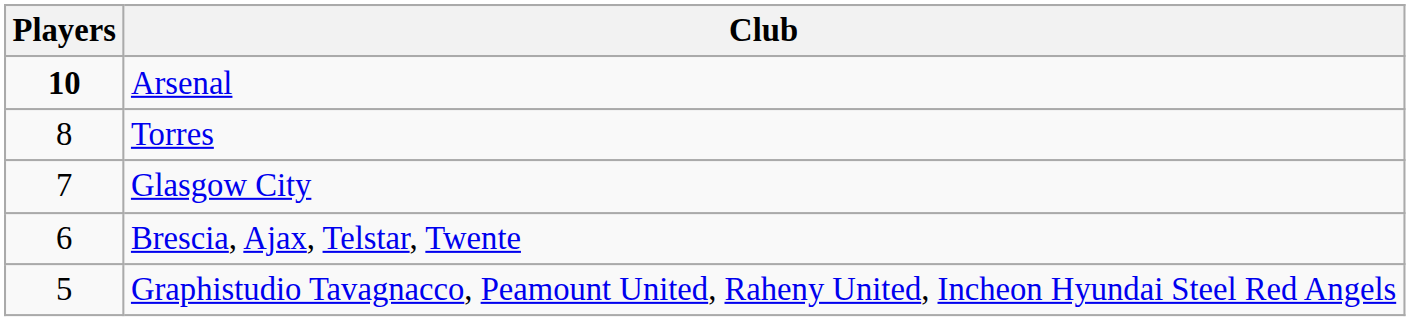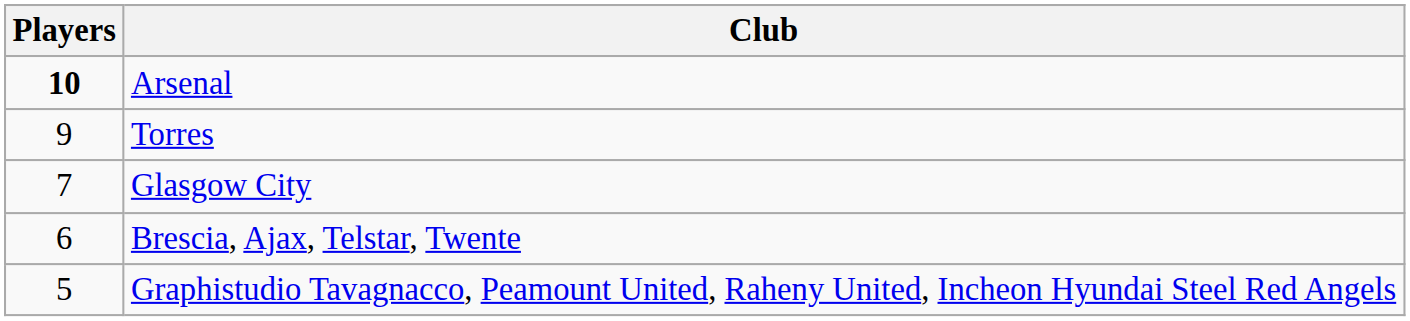(64, 133) 8 -> (64, 133) 9
